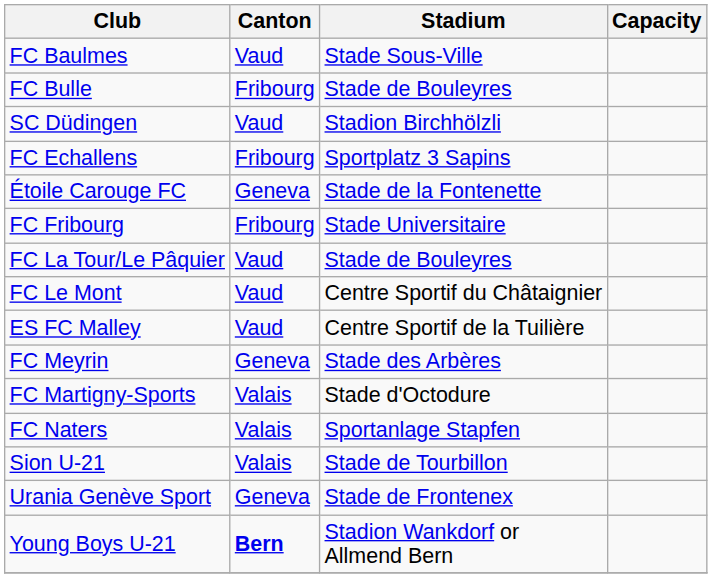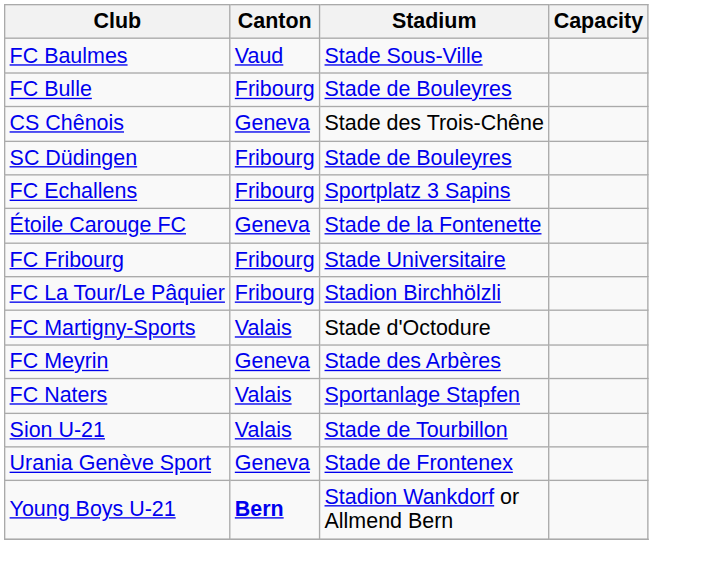+ row: (67, 123)
(259, 123) Vaud -> (275, 157) Fribourg
(413, 123) Stadion Birchhölzli -> (418, 157) Stade de Bouleyres
(259, 259) Vaud -> (275, 293) Fribourg
(418, 259) Stade de Bouleyres -> (413, 293) Stadion Birchhölzli
- row: (66, 293)
- row: (75, 327)
rows swapped: (103, 395) <-> (59, 361)
